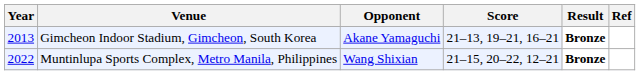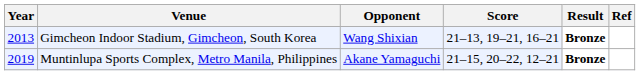(392, 37) Akane Yamaguchi -> (380, 37) Wang Shixian
(21, 59) 2022 -> (21, 59) 2019
(380, 59) Wang Shixian -> (392, 59) Akane Yamaguchi
